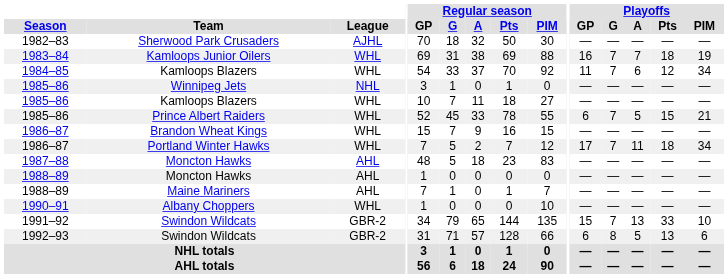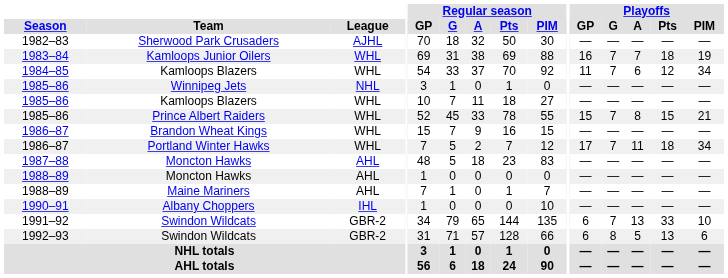(585, 116) 6 -> (585, 116) 15
(637, 116) 5 -> (637, 116) 8
(368, 206) WHL -> (368, 206) IHL
(585, 221) 15 -> (585, 221) 6
